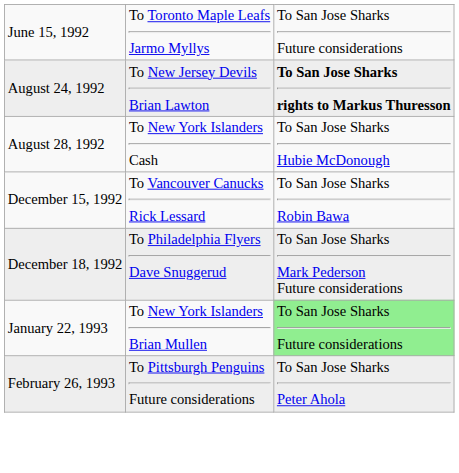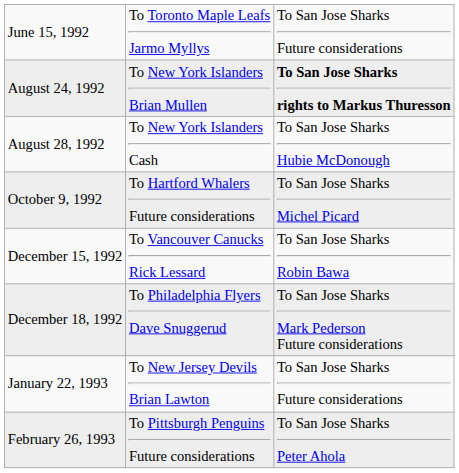(200, 88) To New Jersey Devils Brian Lawton -> (200, 88) To New York Islanders Brian Mullen
+ row: (55, 199)
(200, 328) To New York Islanders Brian Mullen -> (200, 383) To New Jersey Devils Brian Lawton
(364, 328) lightgreen background -> (364, 383) no background
